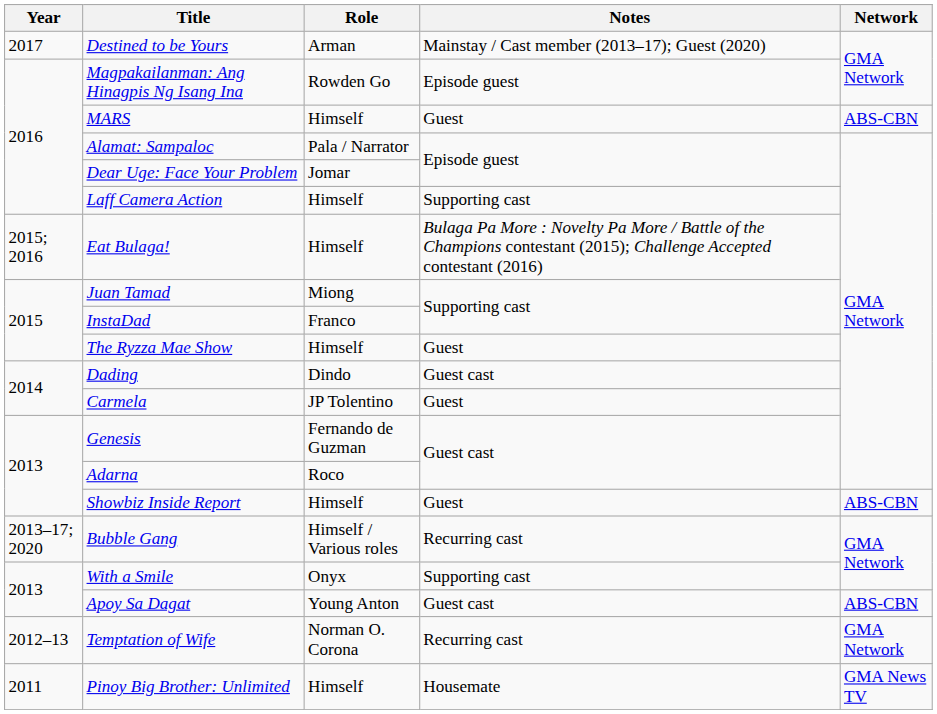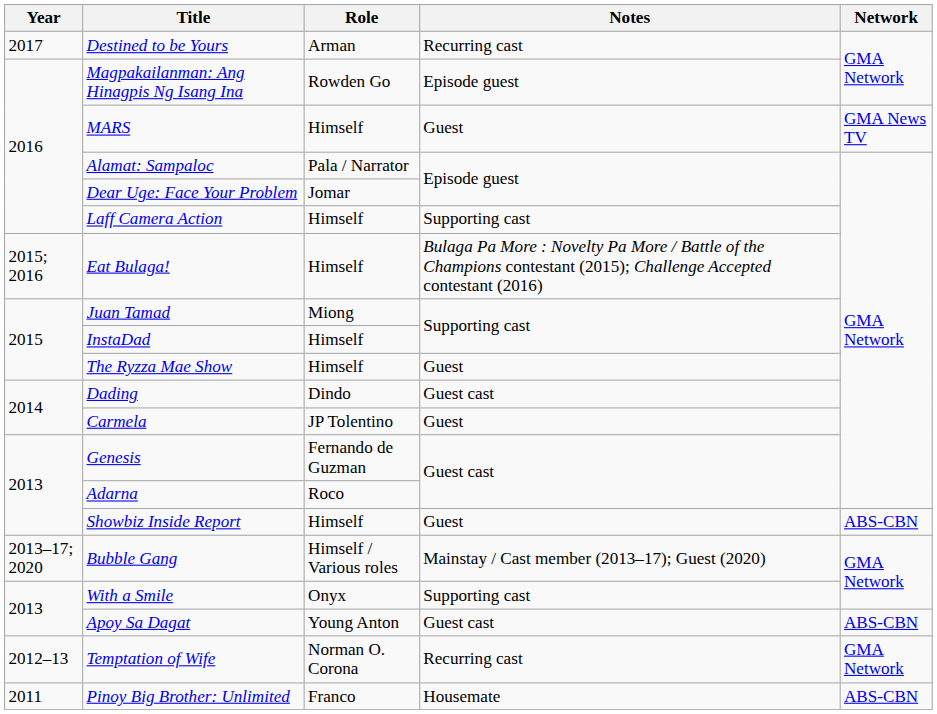(594, 45) Mainstay / Cast member (2013–17); Guest (2020) -> (473, 45) Recurring cast
(881, 118) ABS-CBN -> (885, 128) GMA News TV
(332, 320) Franco -> (336, 339) Himself
(473, 539) Recurring cast -> (594, 558) Mainstay / Cast member (2013–17); Guest (2020)
(336, 686) Himself -> (332, 695) Franco
(885, 686) GMA News TV -> (881, 695) ABS-CBN
